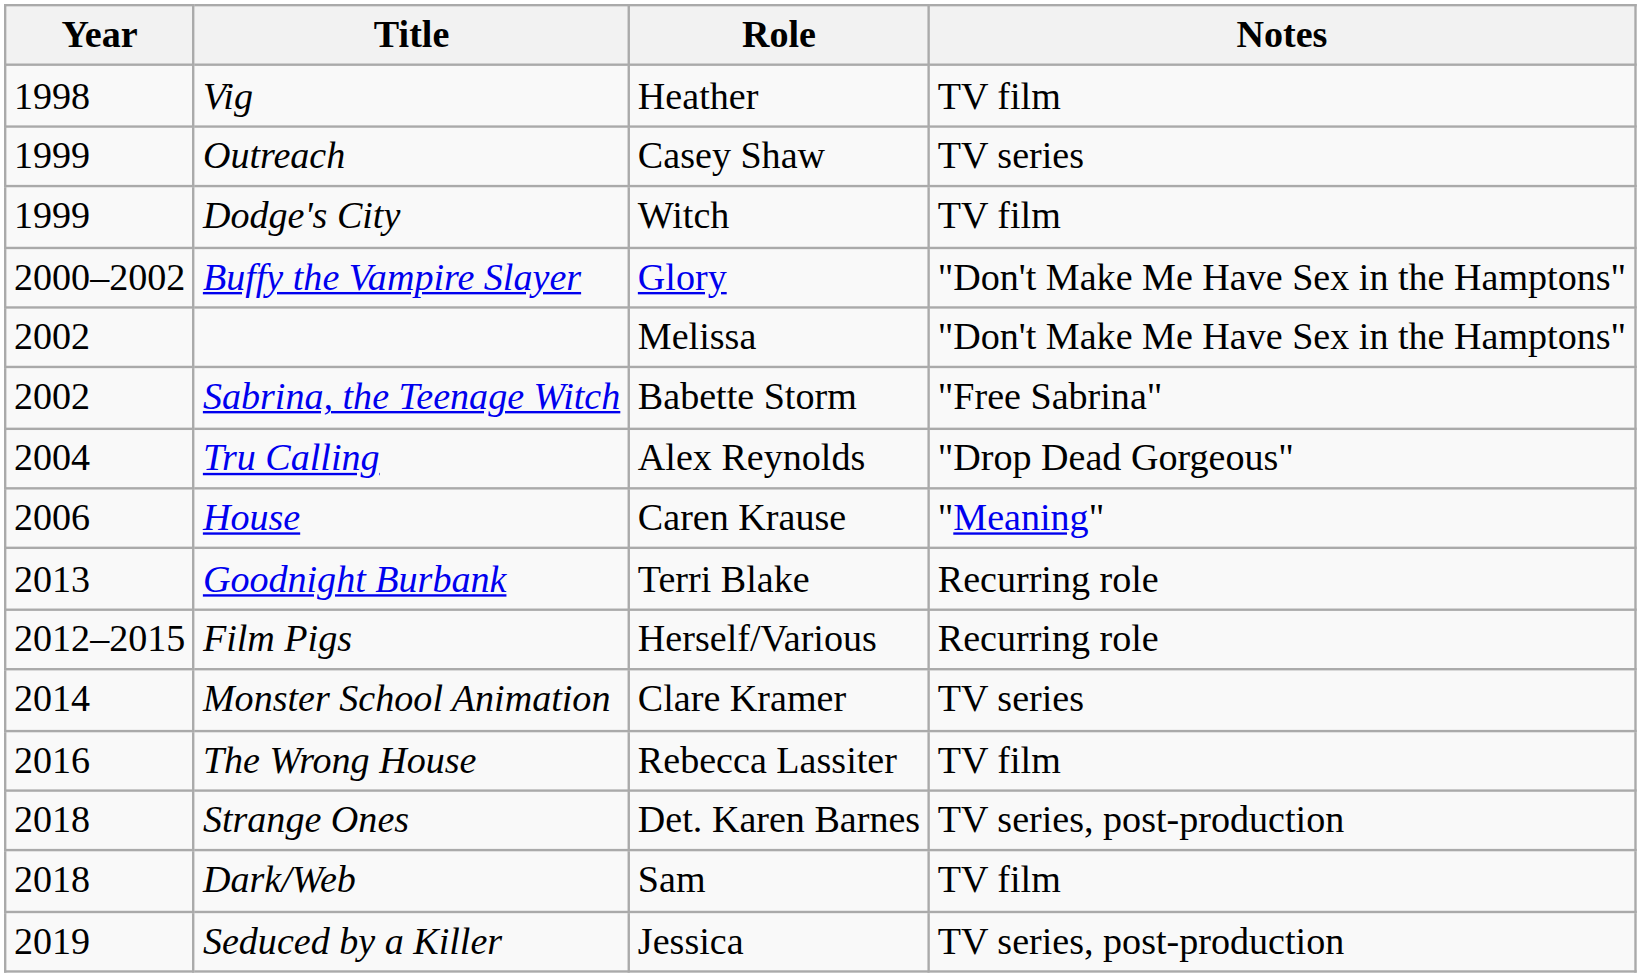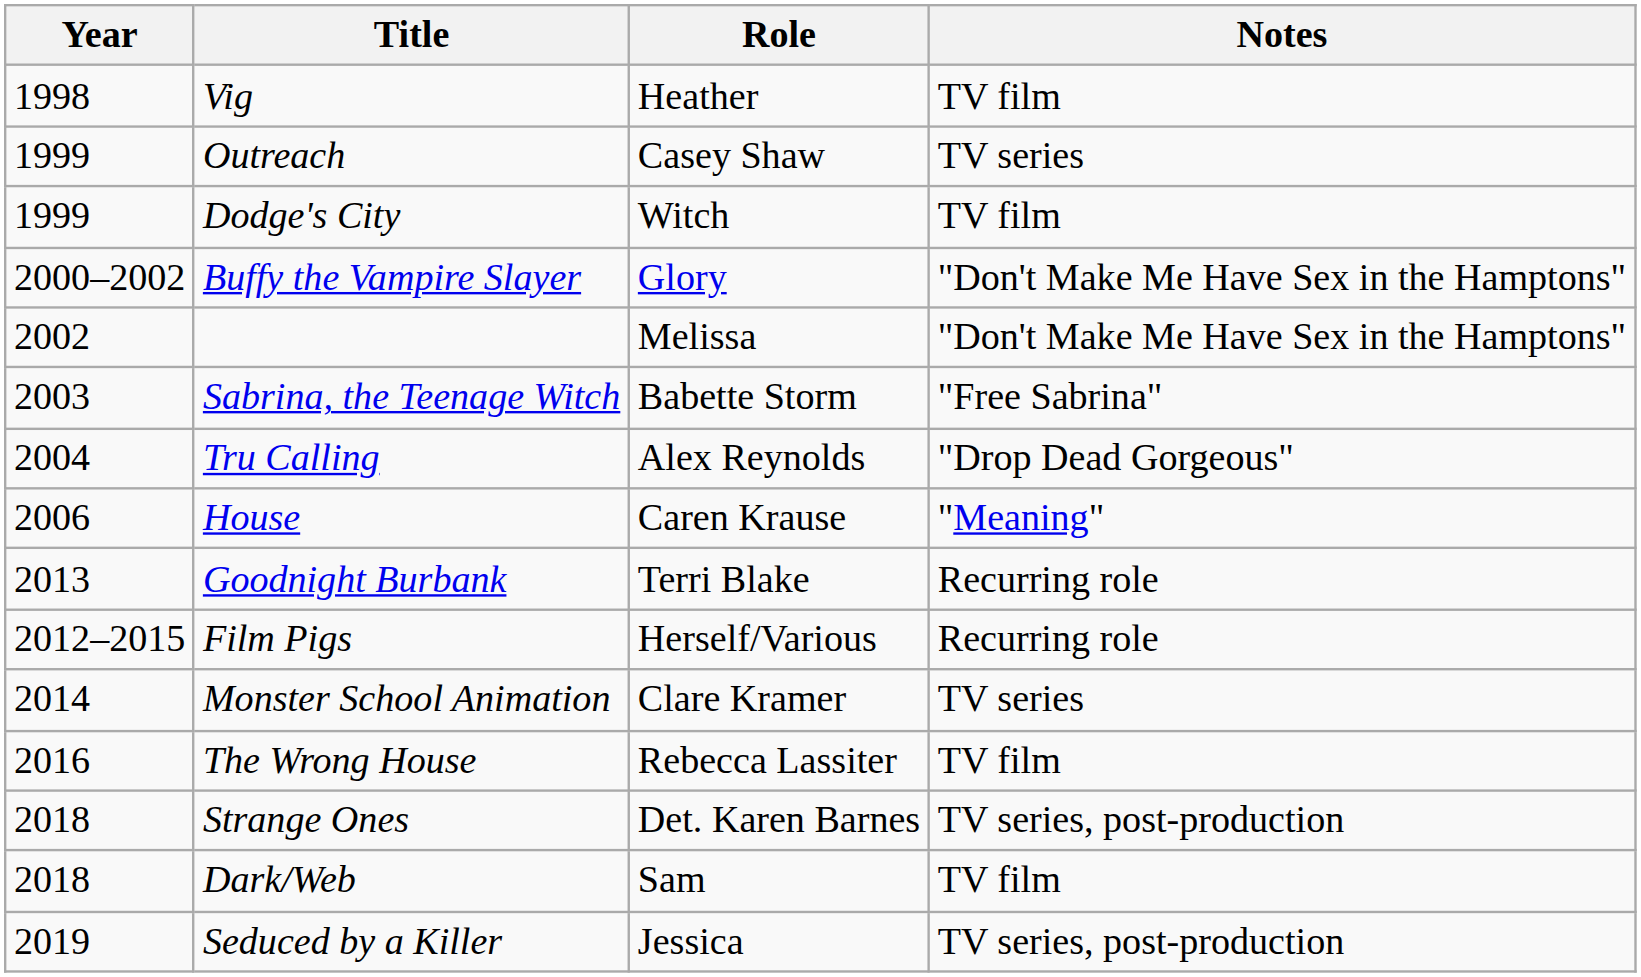(52, 397) 2002 -> (52, 397) 2003
